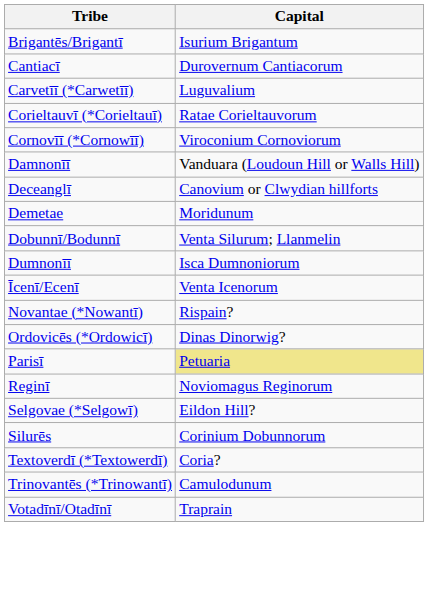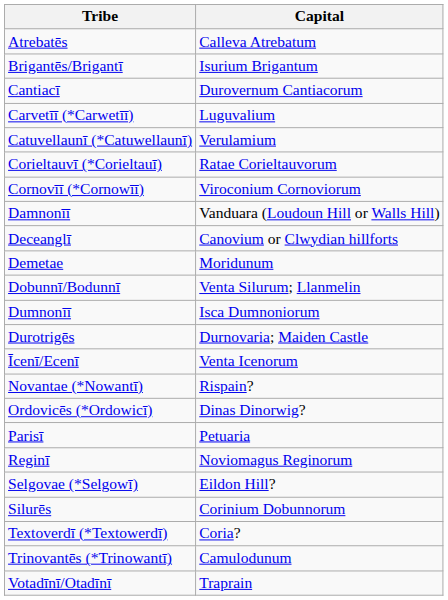+ row: (38, 41)
+ row: (100, 139)
+ row: (41, 336)
(205, 361) khaki background -> (225, 435) no background
